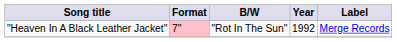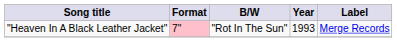(303, 28) 1992 -> (303, 28) 1993
